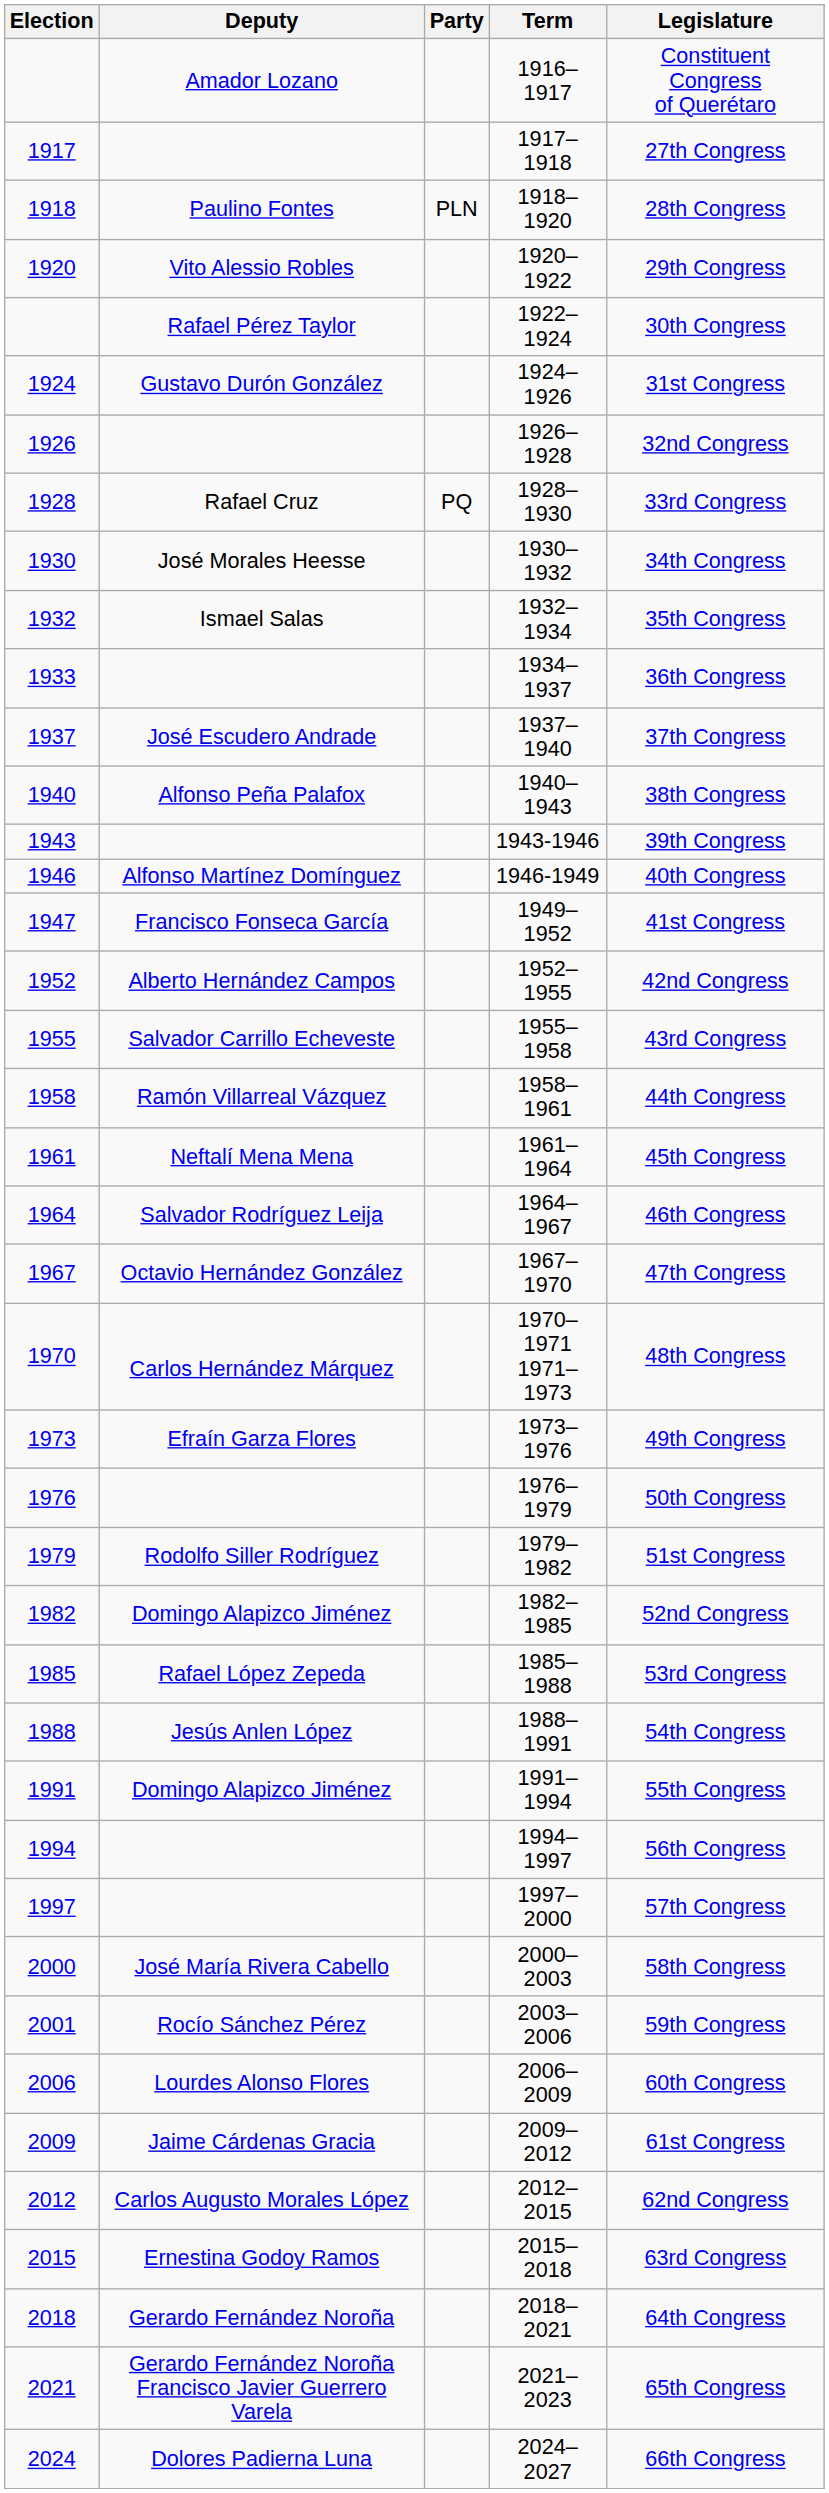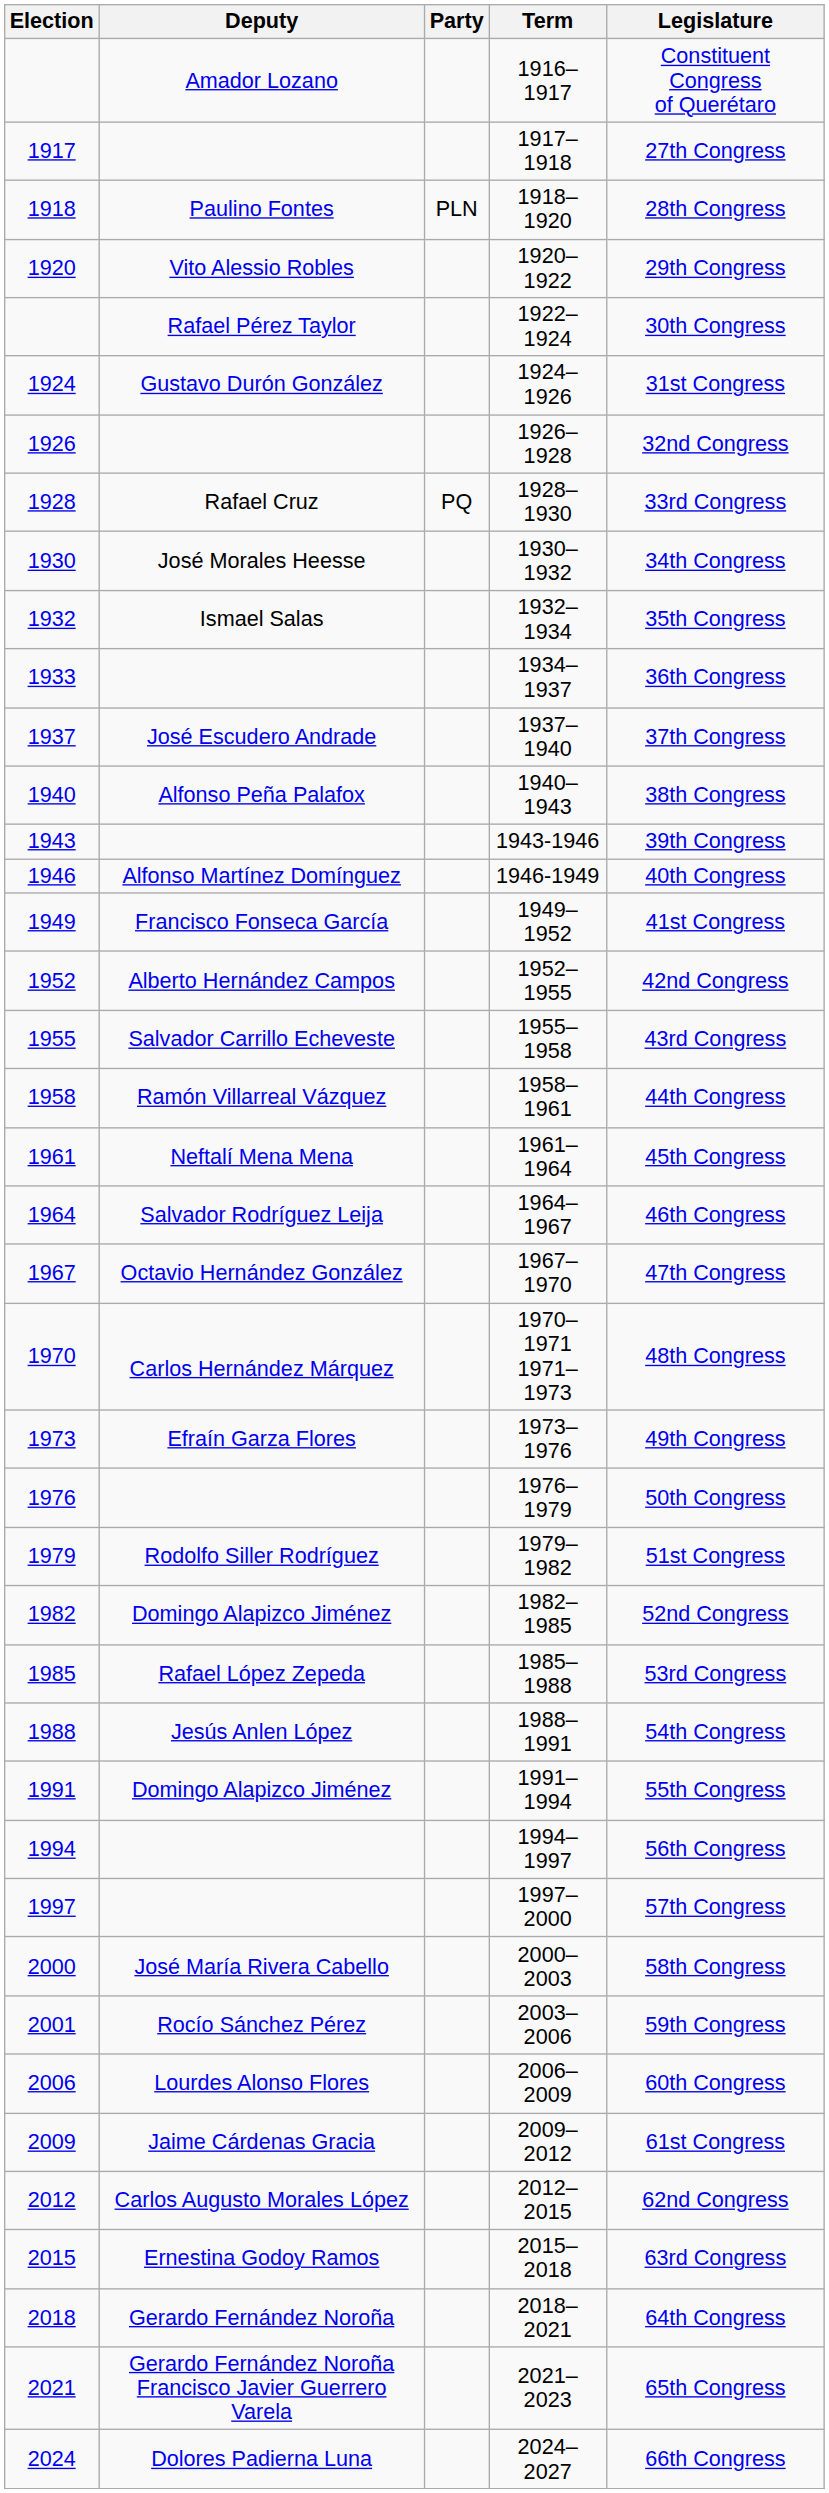(52, 922) 1947 -> (52, 922) 1949
